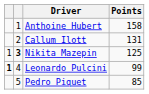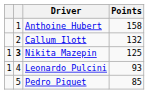(134, 40) 131 -> (134, 40) 132
(9, 68) bold -> (9, 68) normal
(137, 68) 99 -> (137, 68) 93
